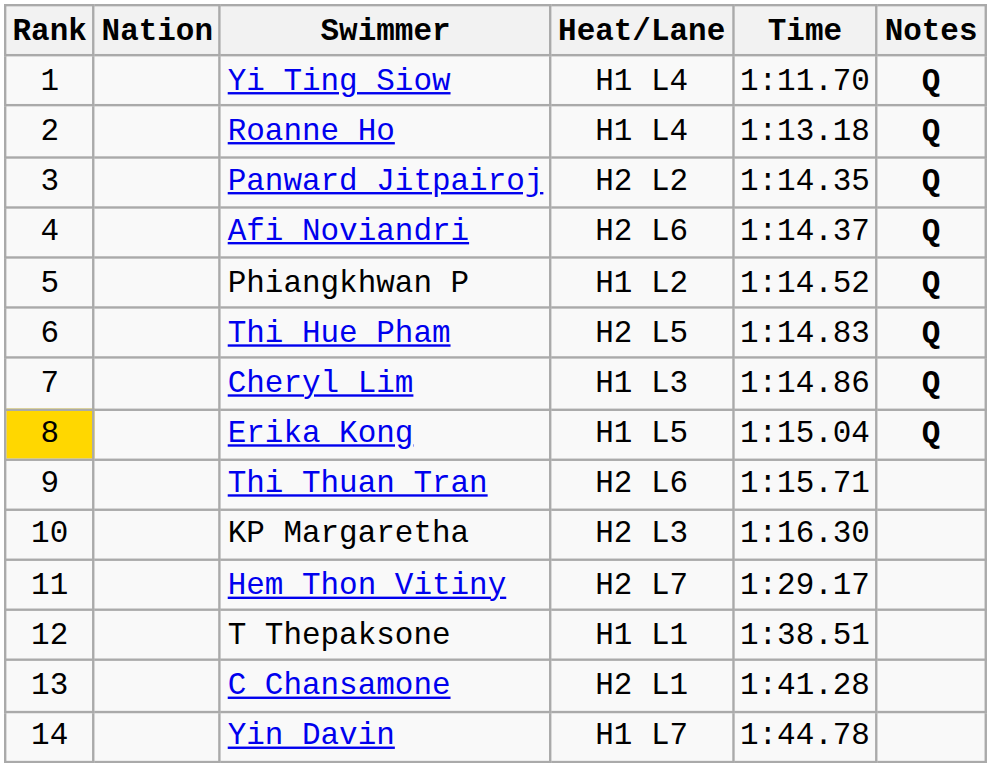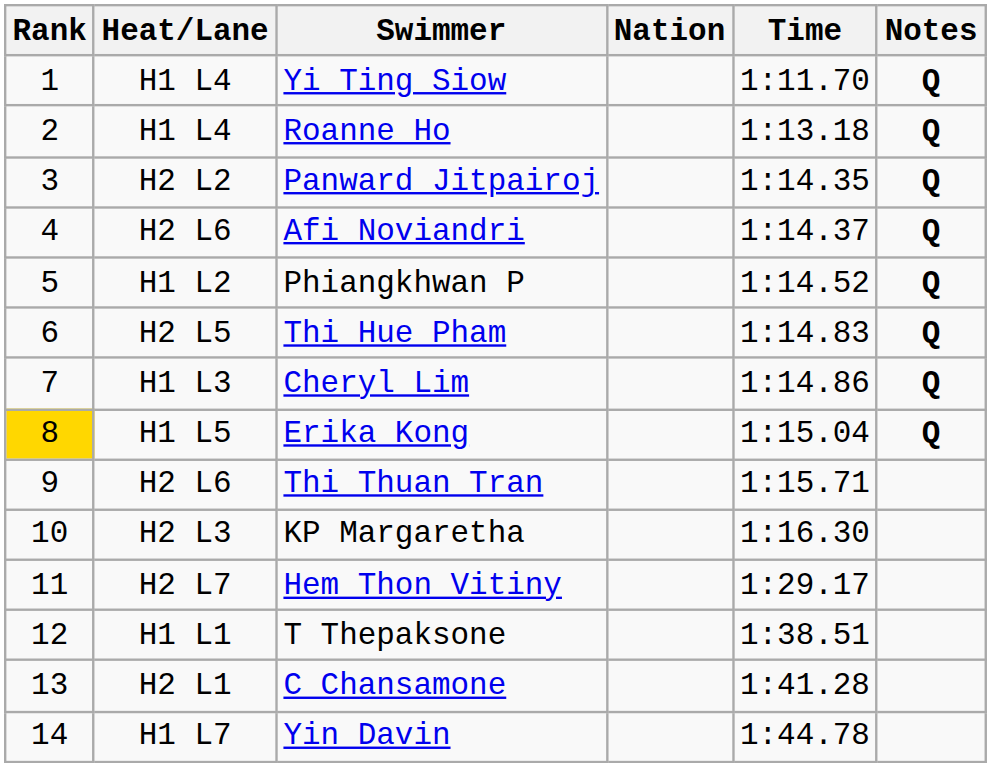columns swapped: (642, 30) <-> (157, 30)
